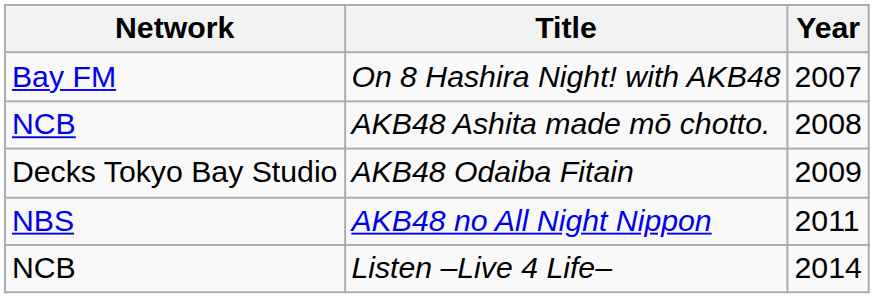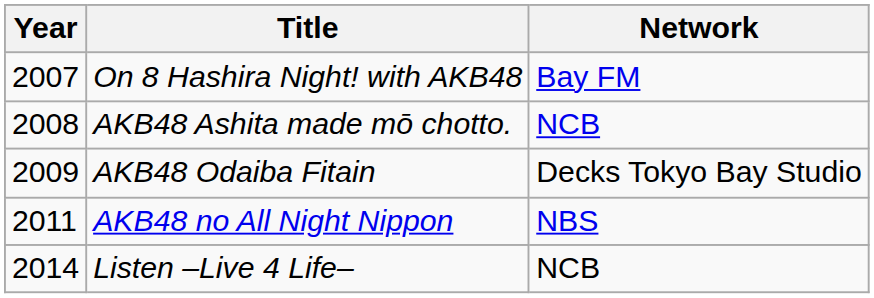columns swapped: (828, 28) <-> (175, 28)
